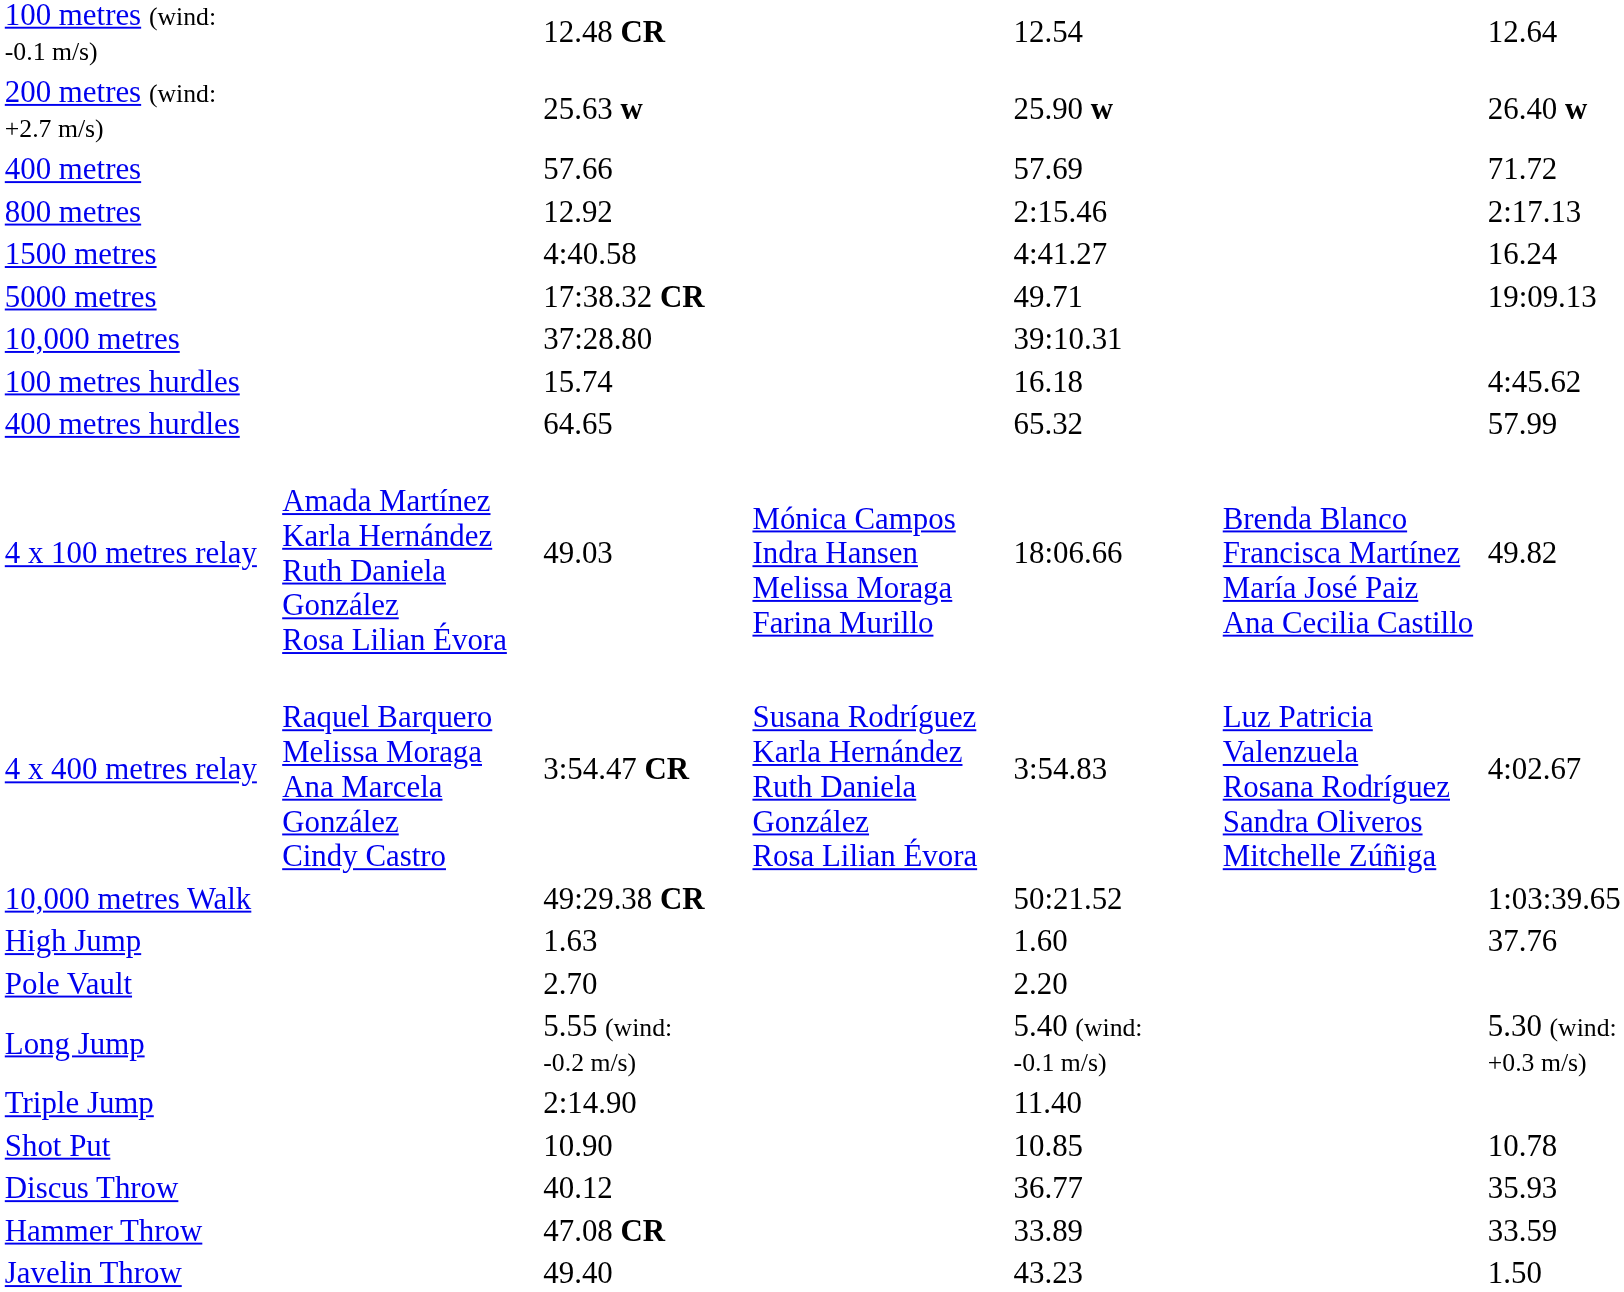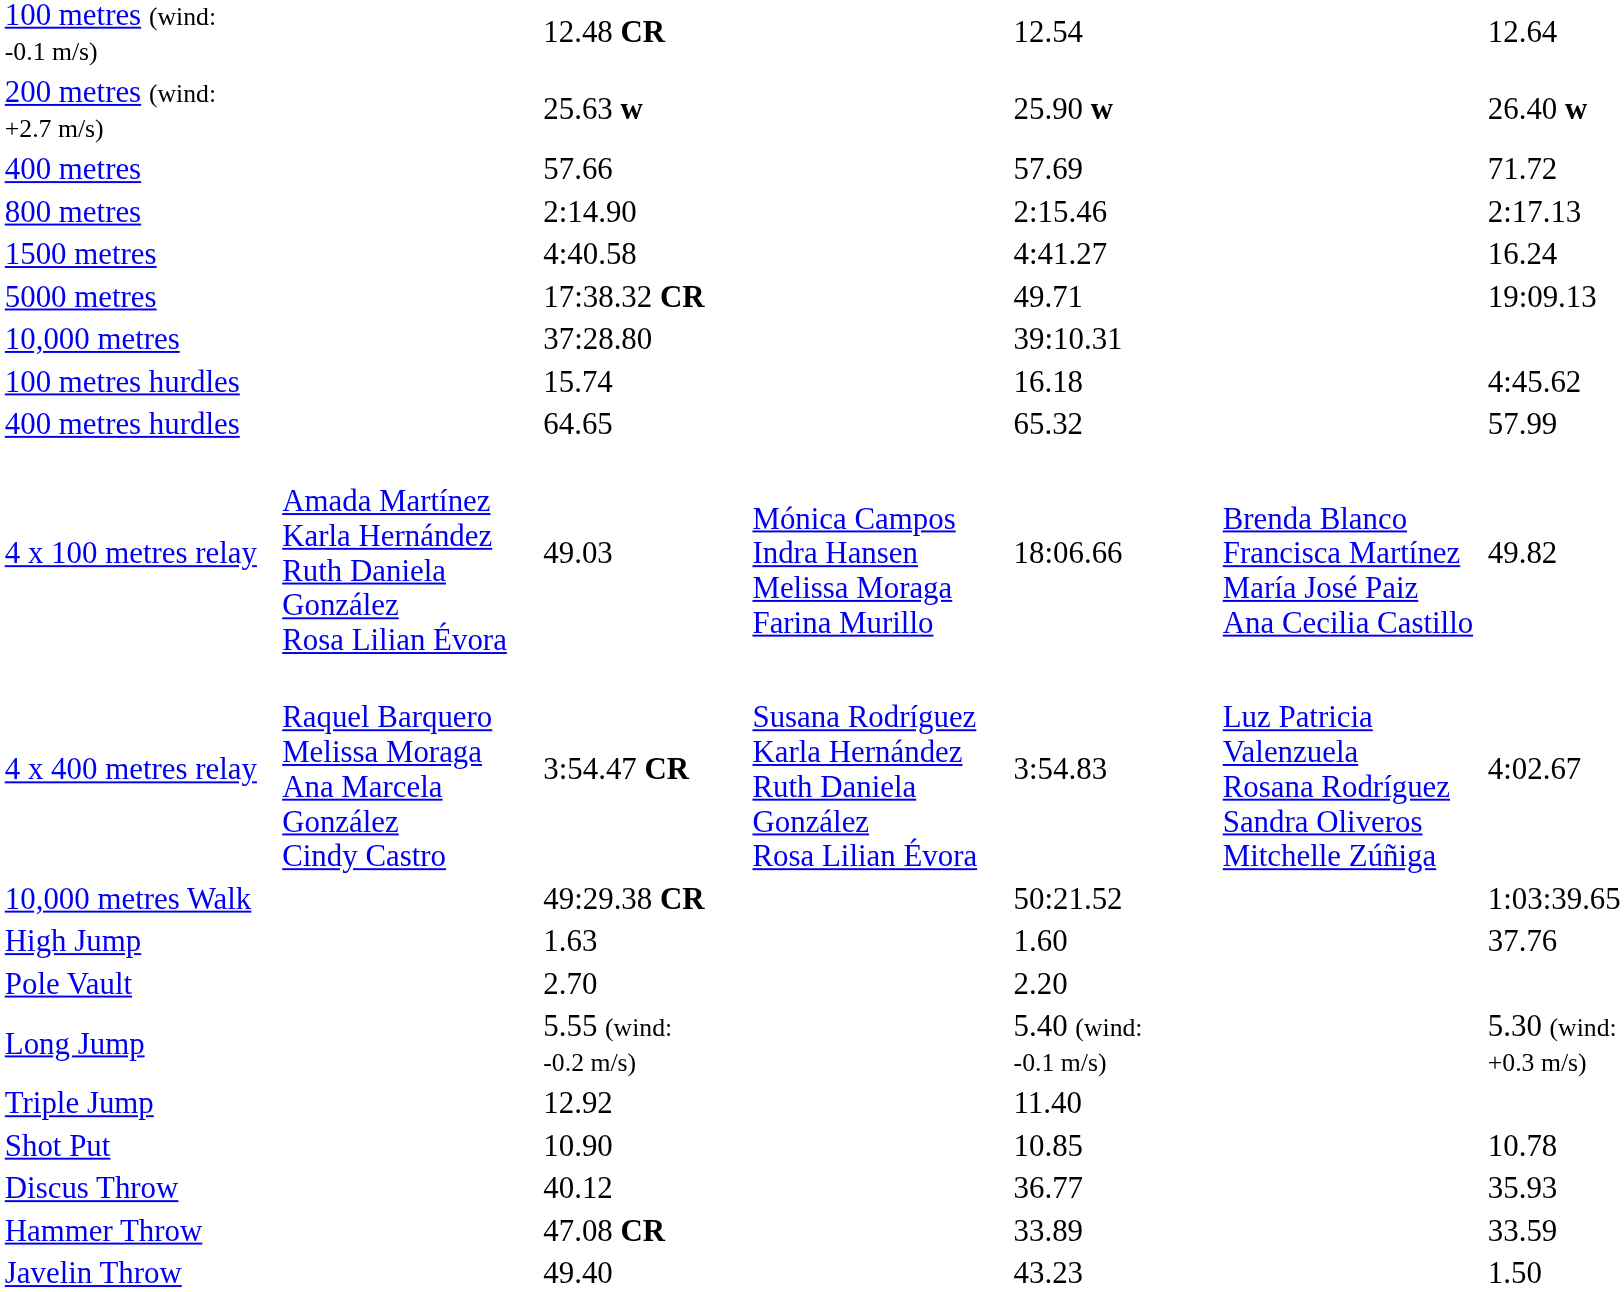(578, 211) 12.92 -> (590, 211) 2:14.90
(590, 1103) 2:14.90 -> (578, 1103) 12.92
